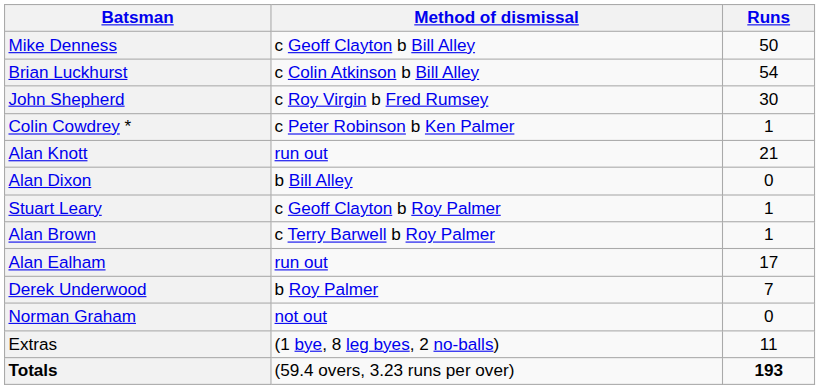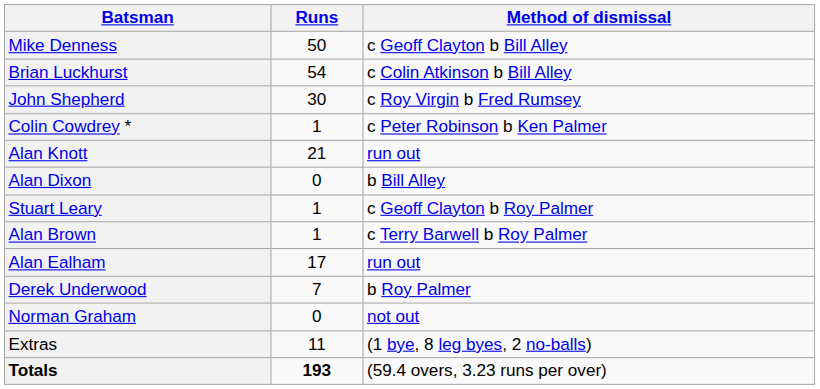columns swapped: (497, 18) <-> (769, 18)
